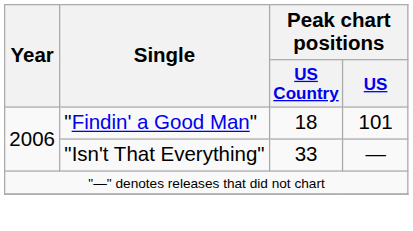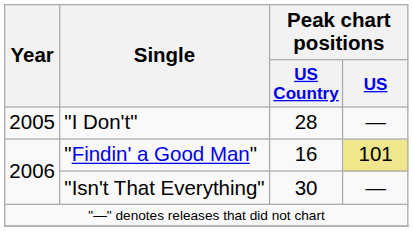+ row: (101, 122)
(306, 122) 18 -> (306, 155) 16
(376, 122) no background -> (376, 155) khaki background
(306, 155) 33 -> (306, 187) 30
